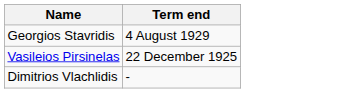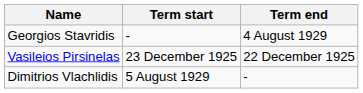+ column: (181, 14)
